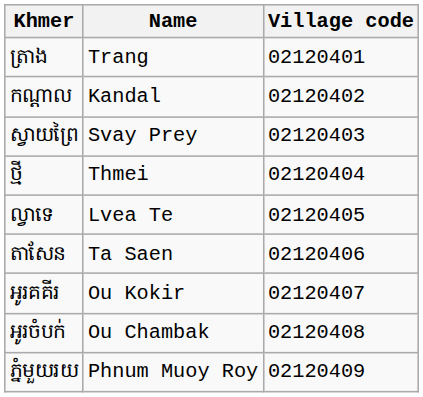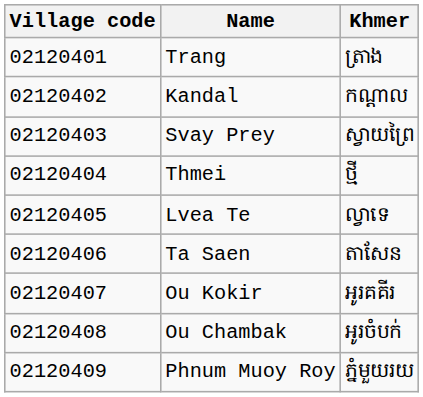columns swapped: (341, 21) <-> (44, 21)
